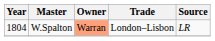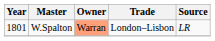(17, 28) 1804 -> (17, 28) 1801
